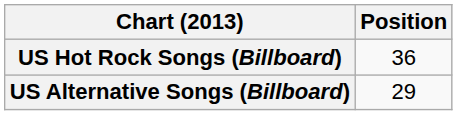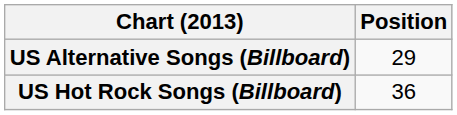rows swapped: (180, 57) <-> (180, 92)
